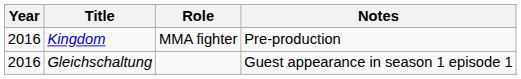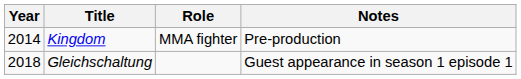(24, 39) 2016 -> (24, 39) 2014
(24, 62) 2016 -> (24, 62) 2018
